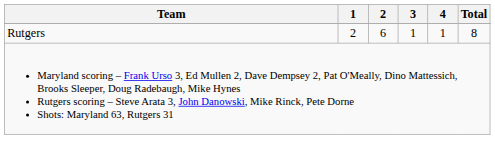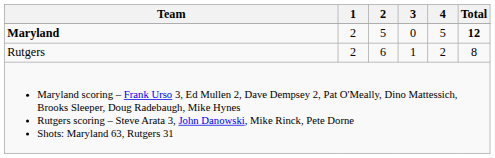+ row: (33, 33)
(443, 33) 1 -> (443, 52) 2
